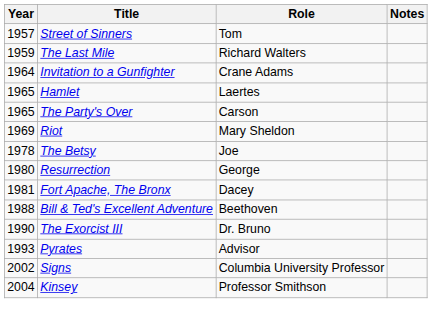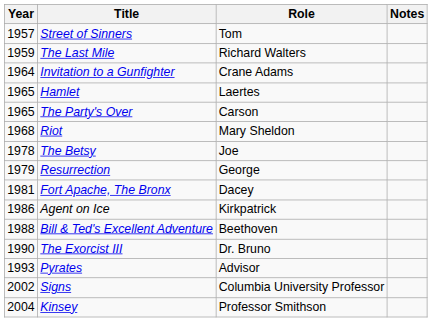(21, 131) 1969 -> (21, 131) 1968
(21, 170) 1980 -> (21, 170) 1979
+ row: (75, 209)
